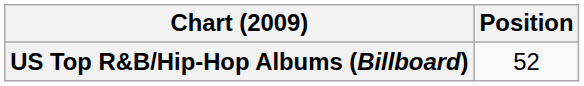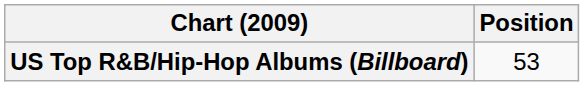(526, 61) 52 -> (526, 61) 53
